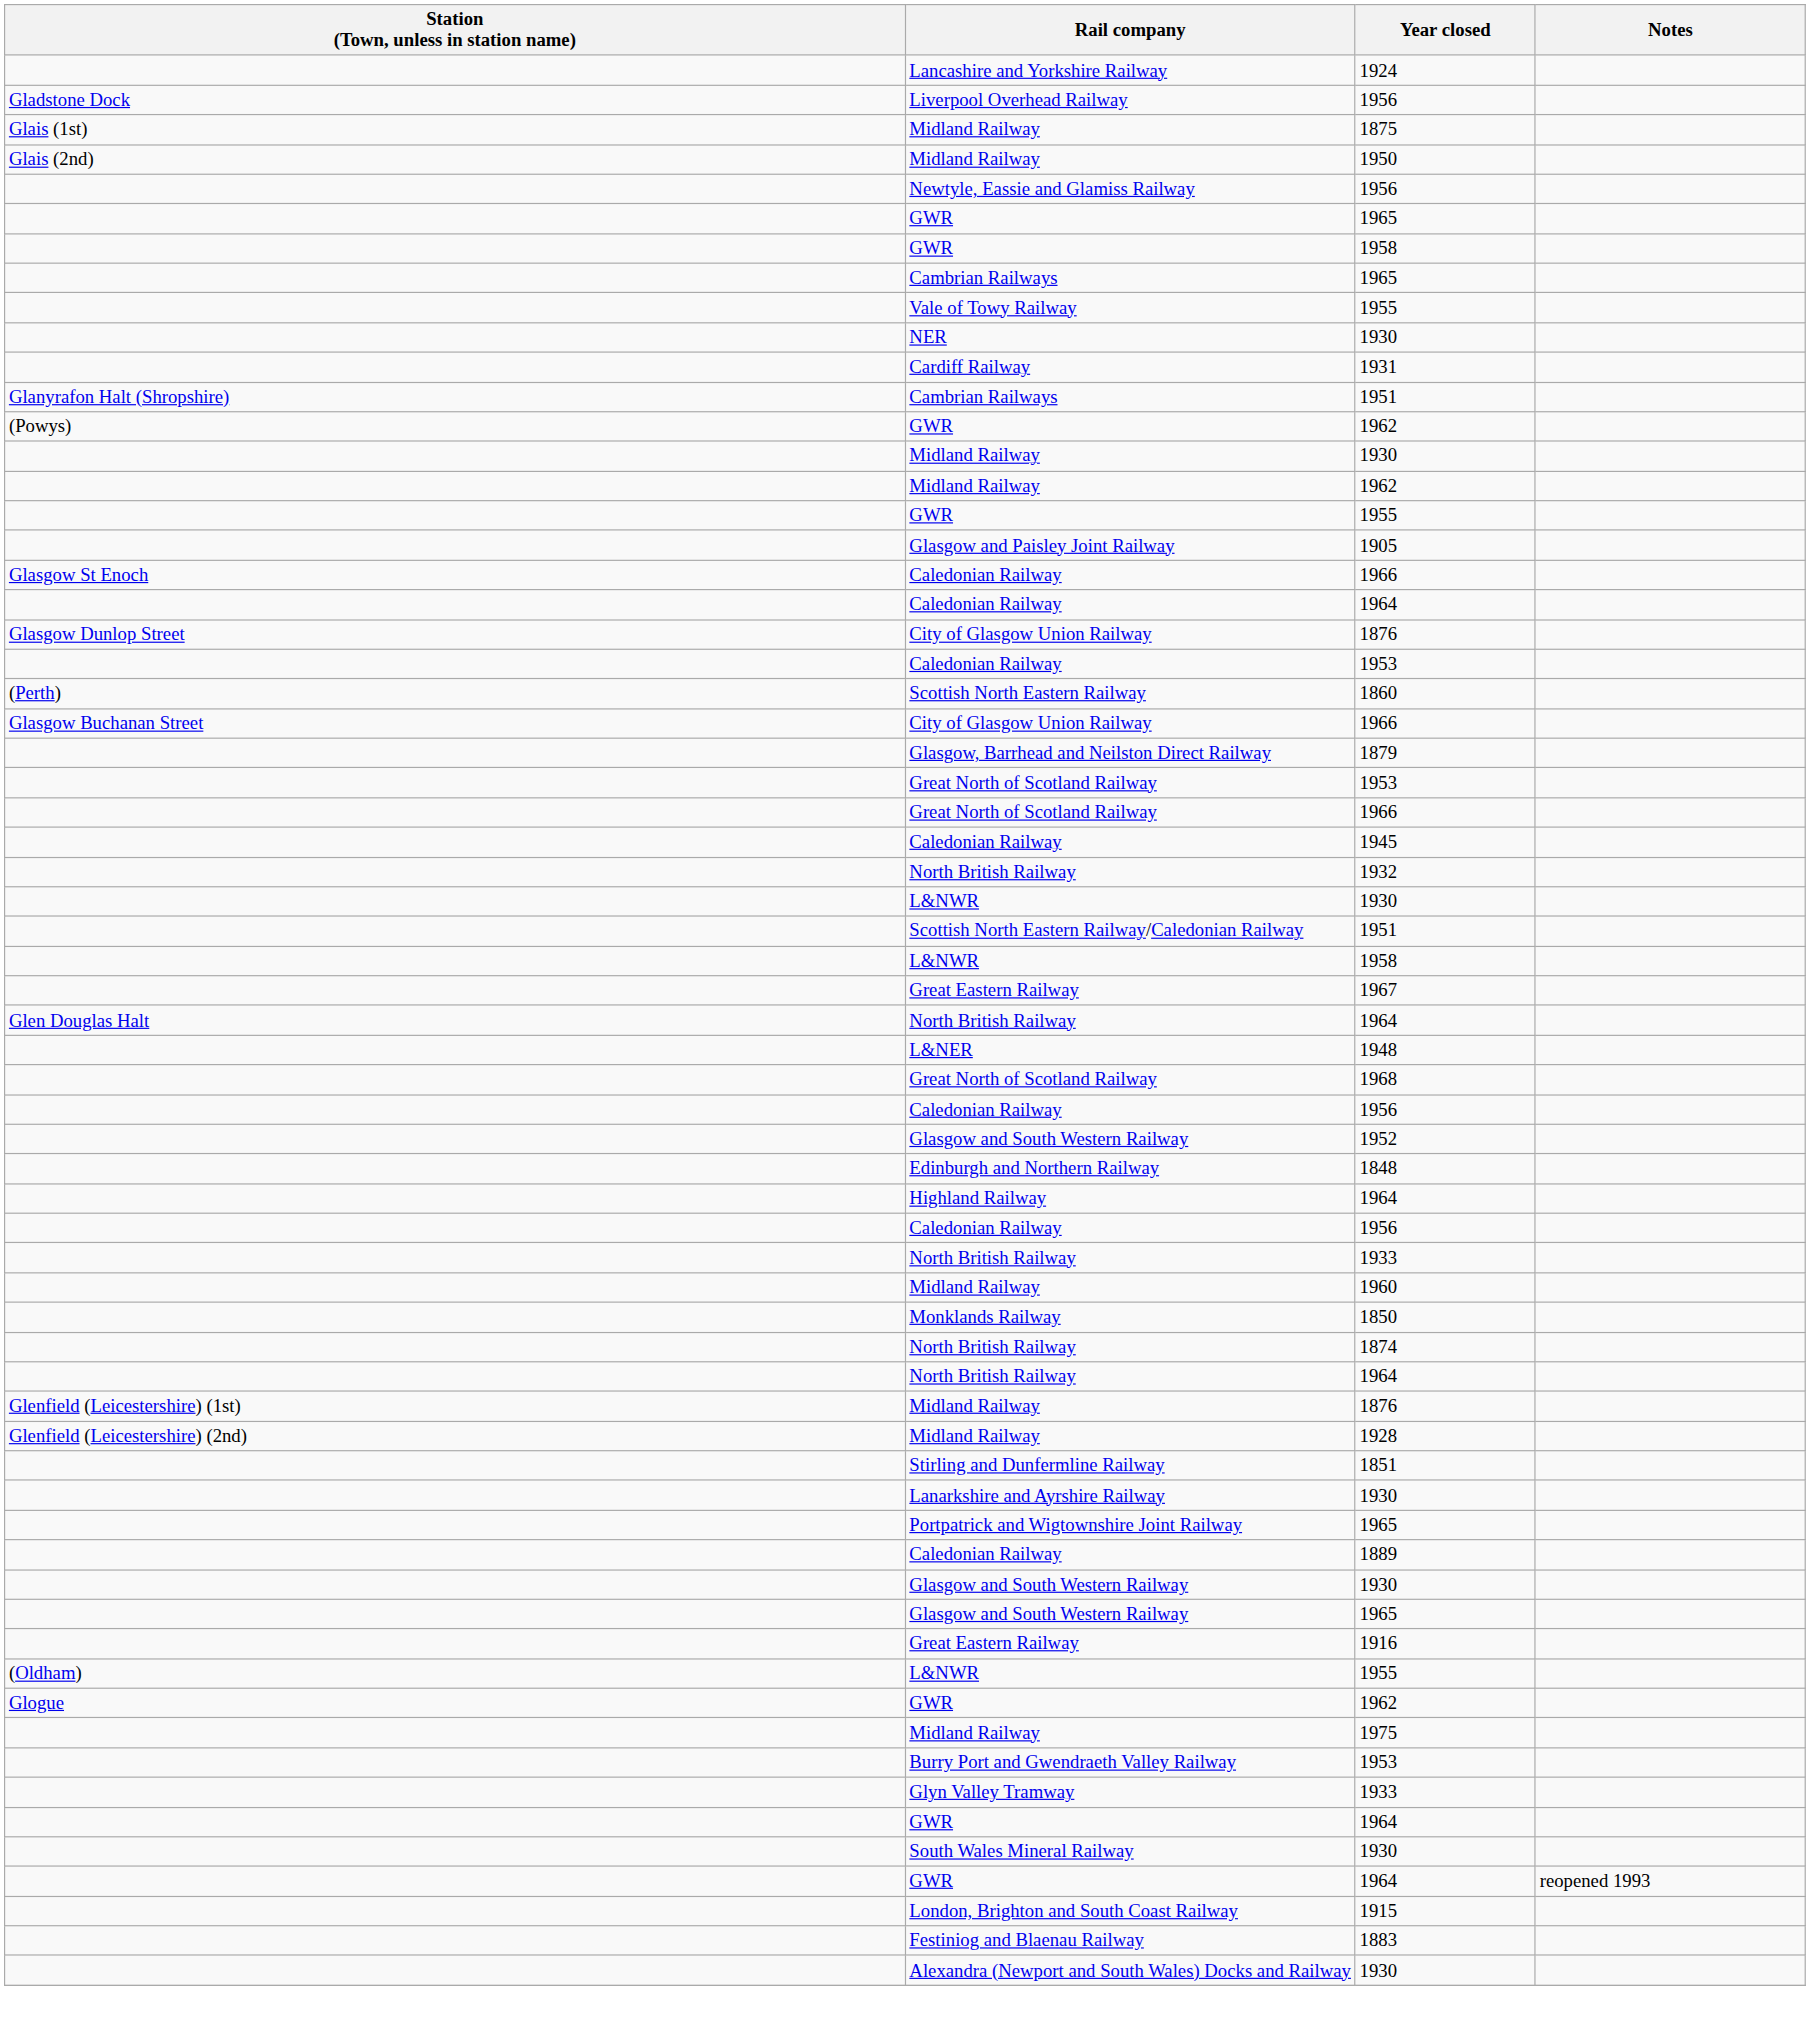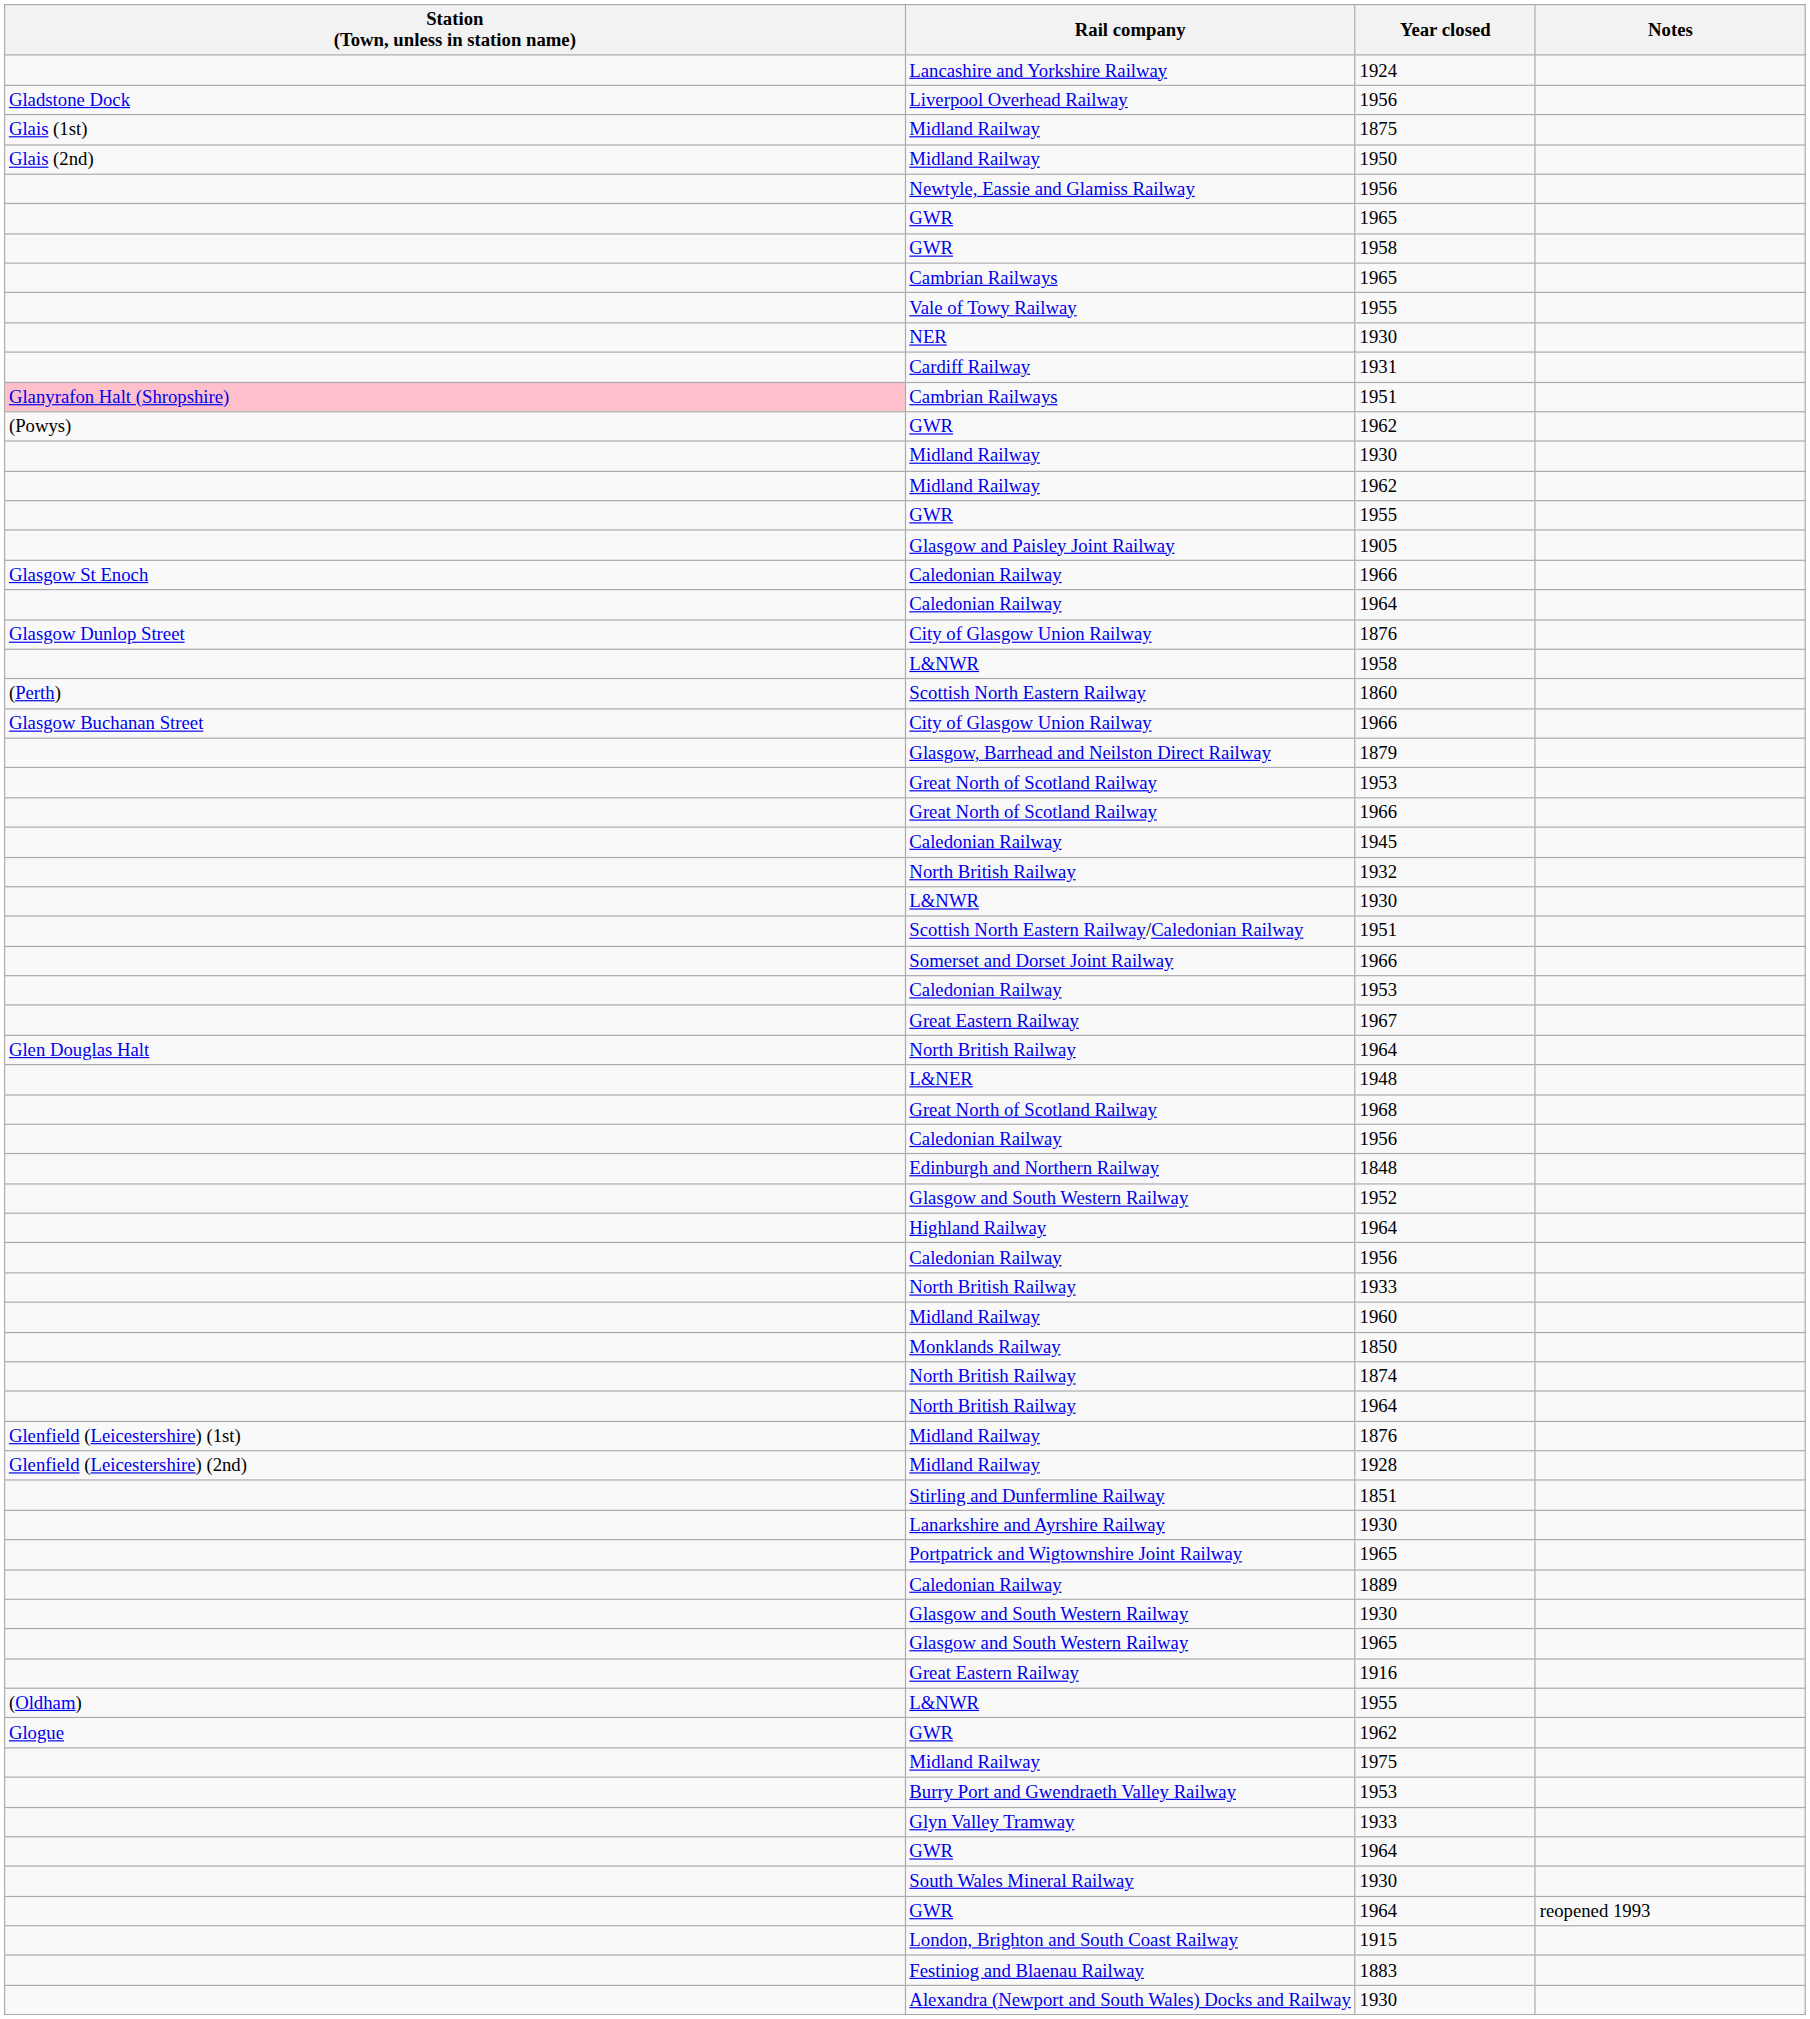(119, 396) no background -> (119, 396) pink background
rows swapped: (986, 663) <-> (944, 960)
+ row: (1041, 960)
rows swapped: (1049, 1138) <-> (1034, 1168)
